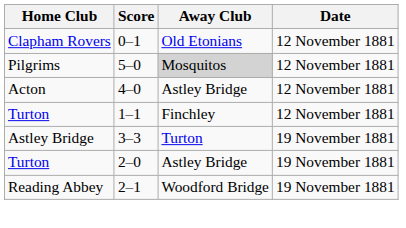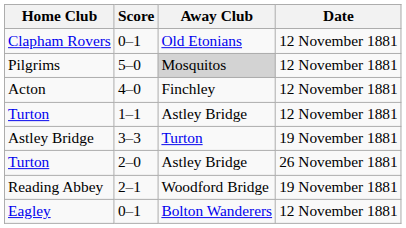(204, 89) Astley Bridge -> (188, 89) Finchley
(188, 114) Finchley -> (204, 114) Astley Bridge
(335, 162) 19 November 1881 -> (338, 162) 26 November 1881
+ row: (29, 211)
